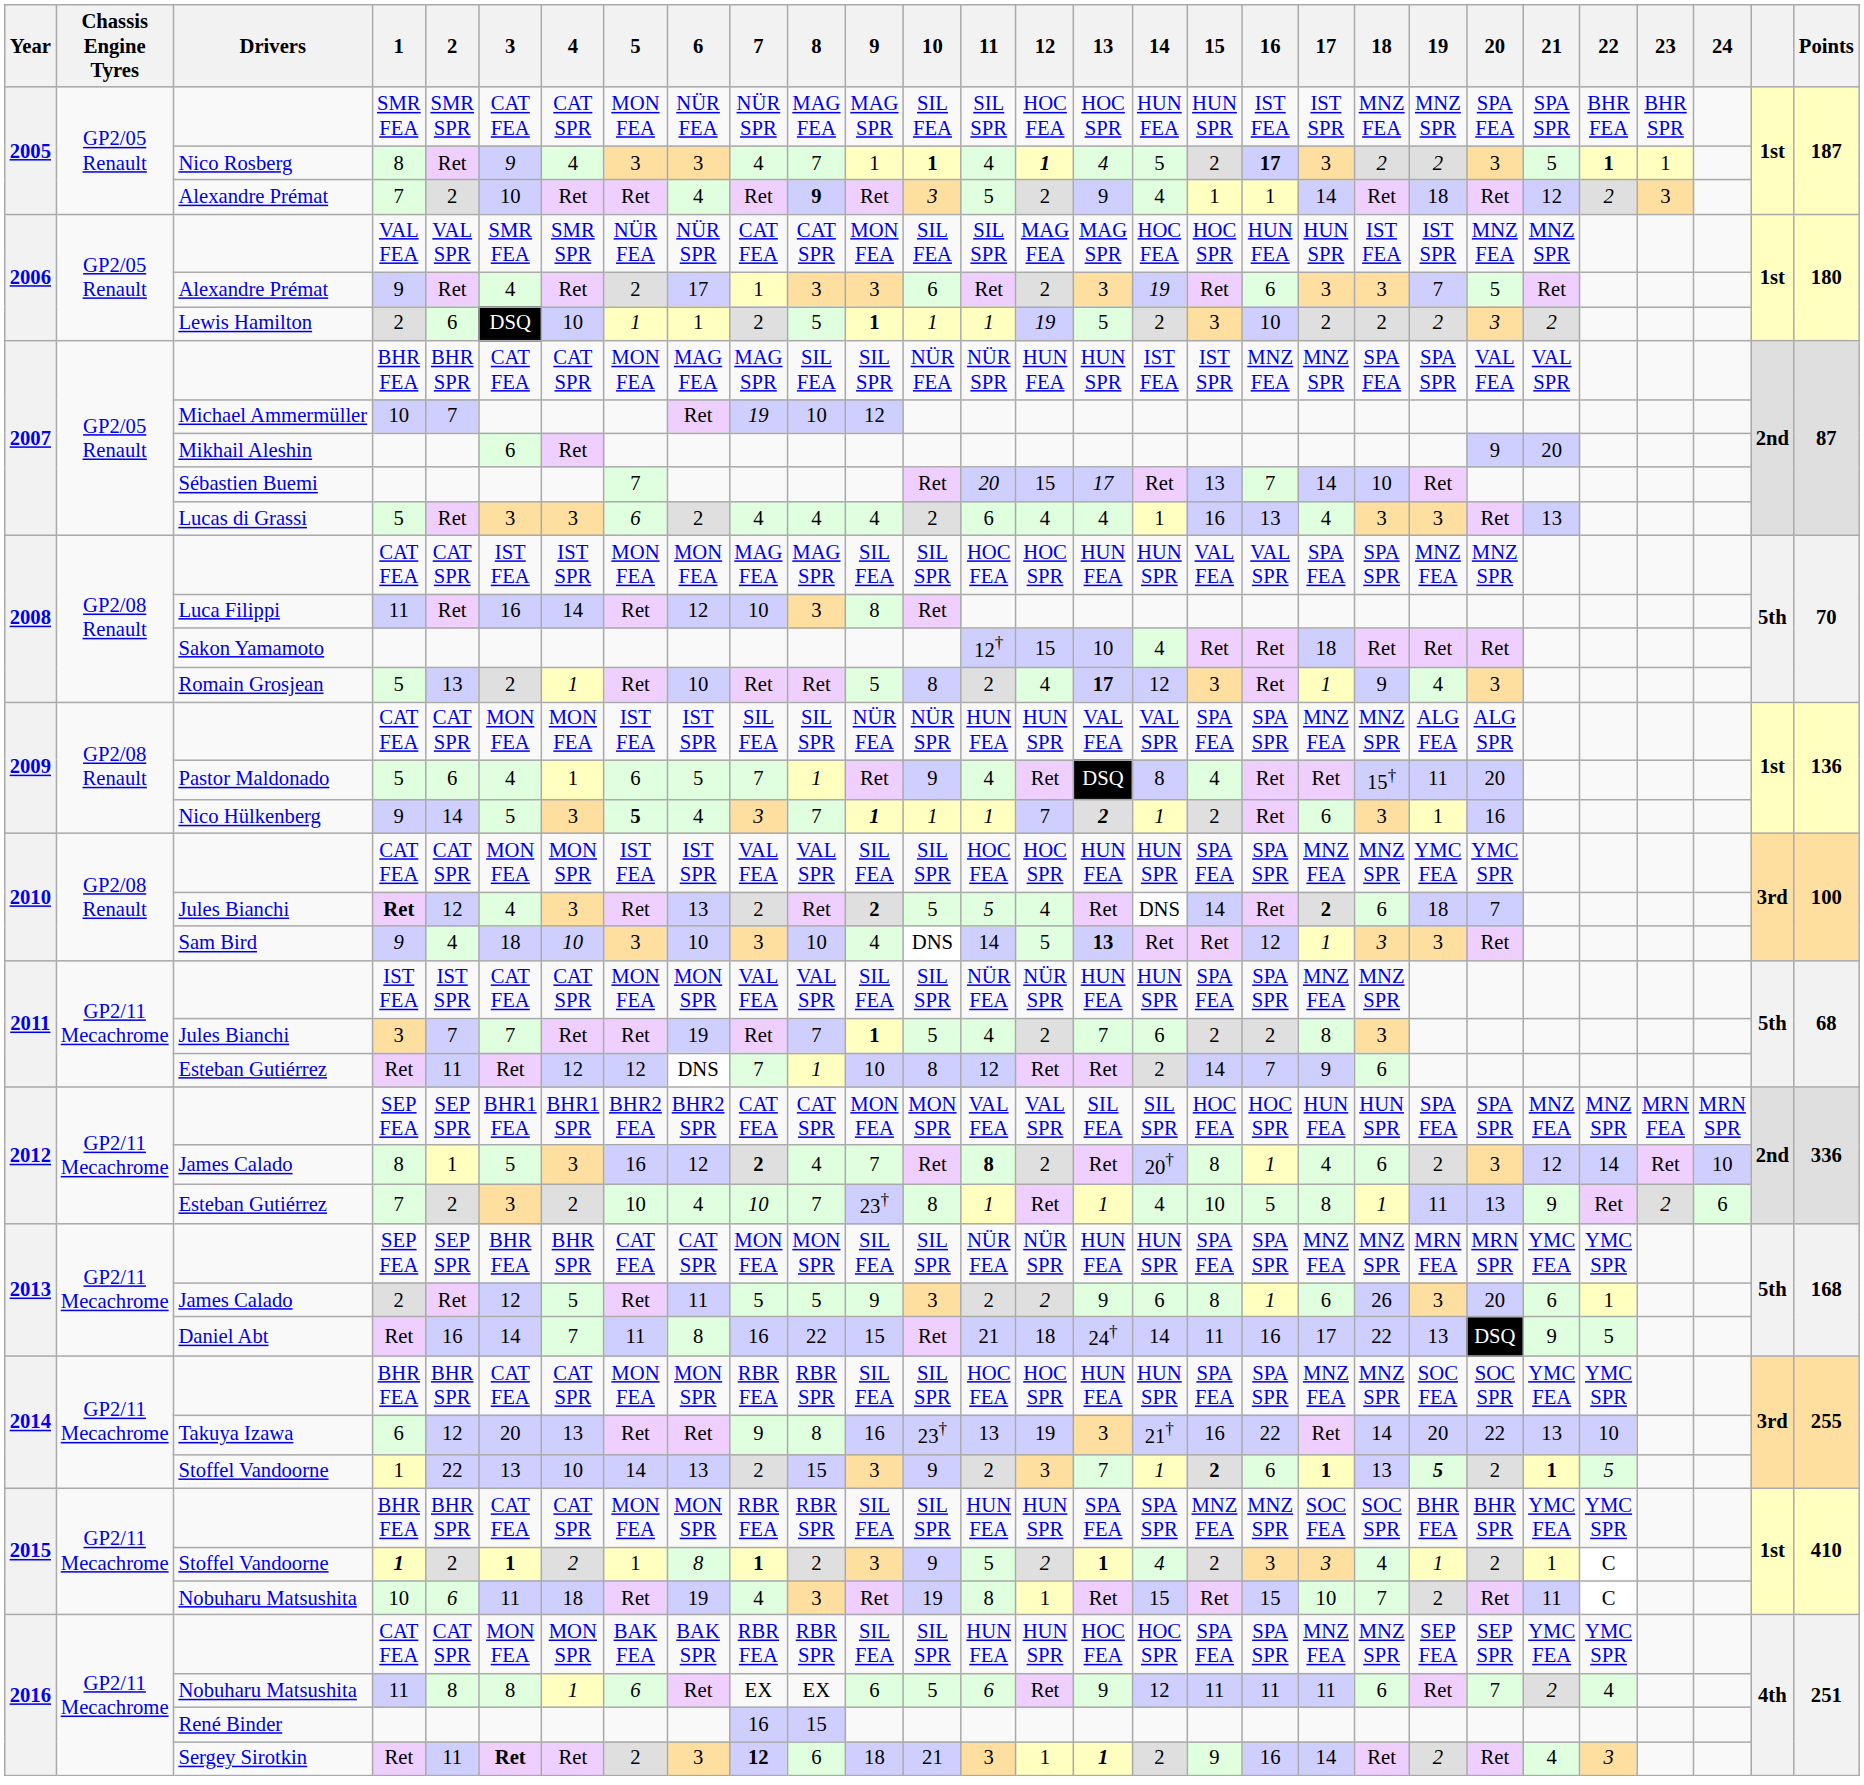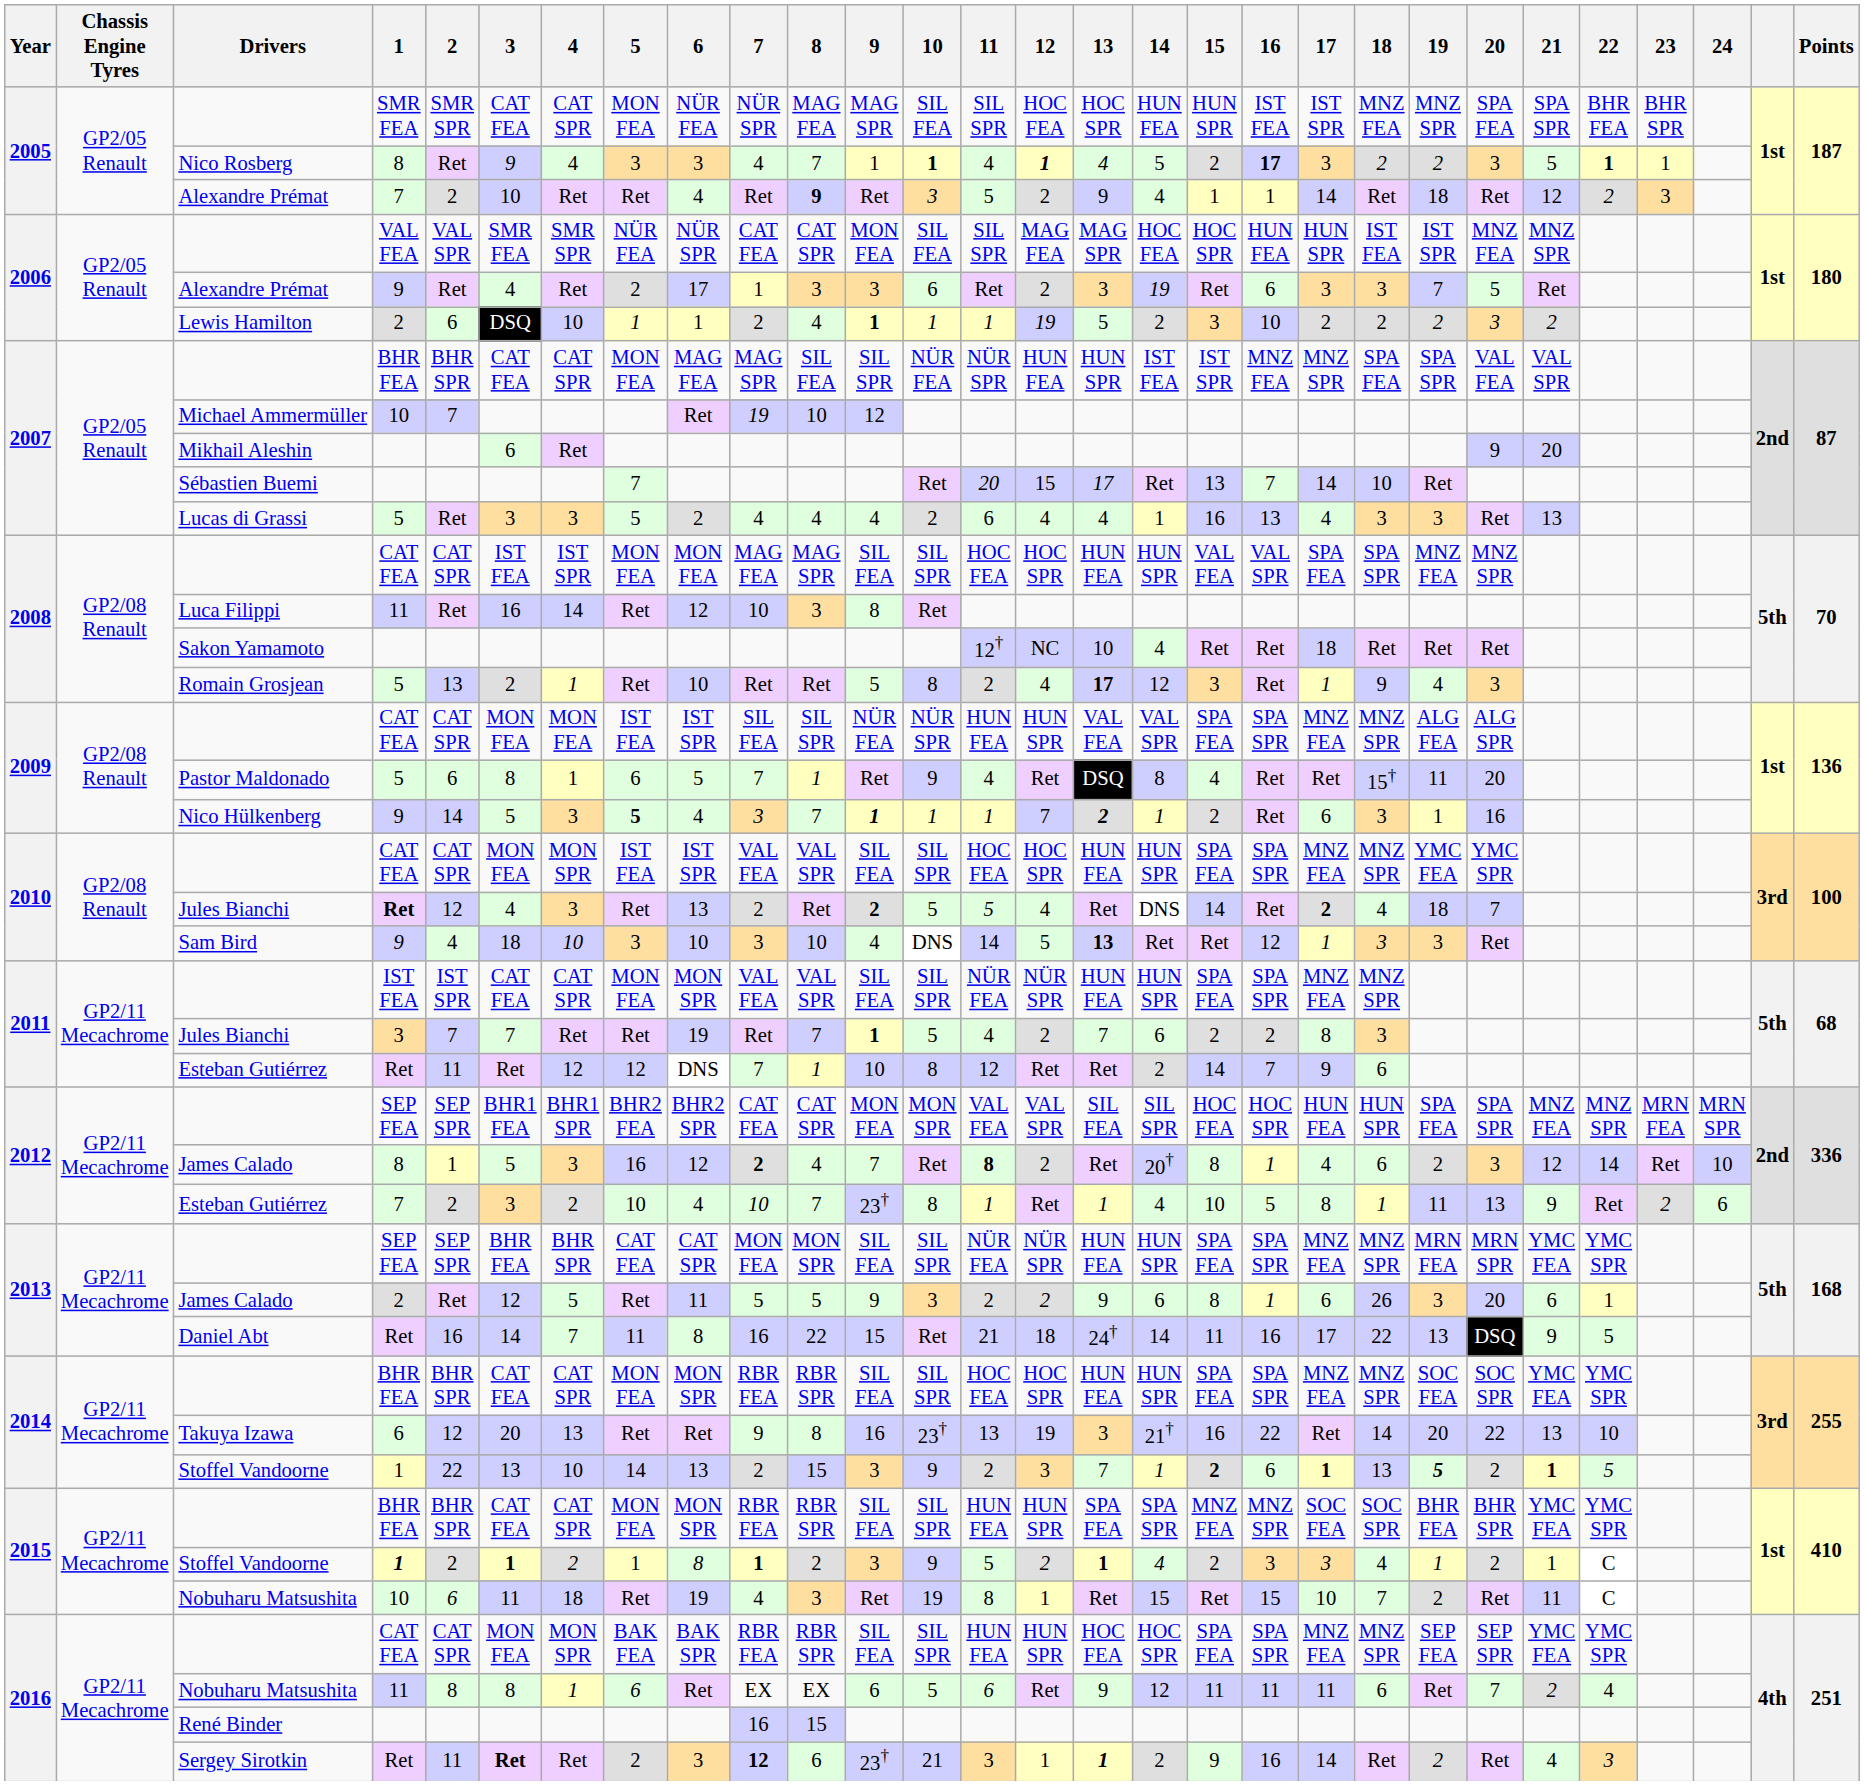(816, 323) 5 -> (816, 323) 4
(635, 517) 6 -> (635, 517) 5
(1045, 647) 15 -> (1045, 647) NC
(510, 779) 4 -> (510, 779) 8
(1382, 908) 6 -> (1382, 908) 4
(874, 1758) 18 -> (874, 1760) 23†
